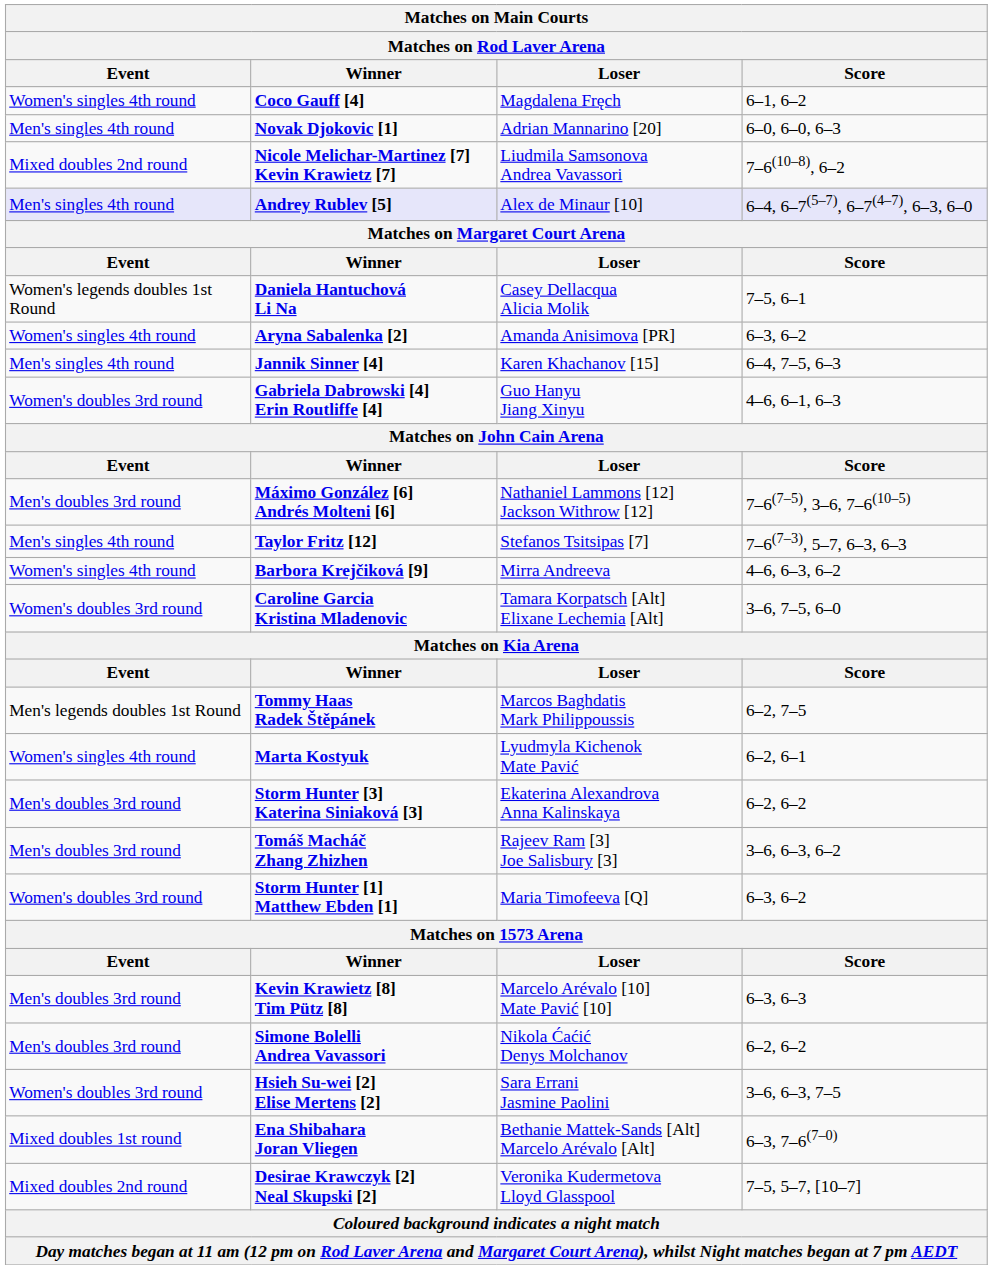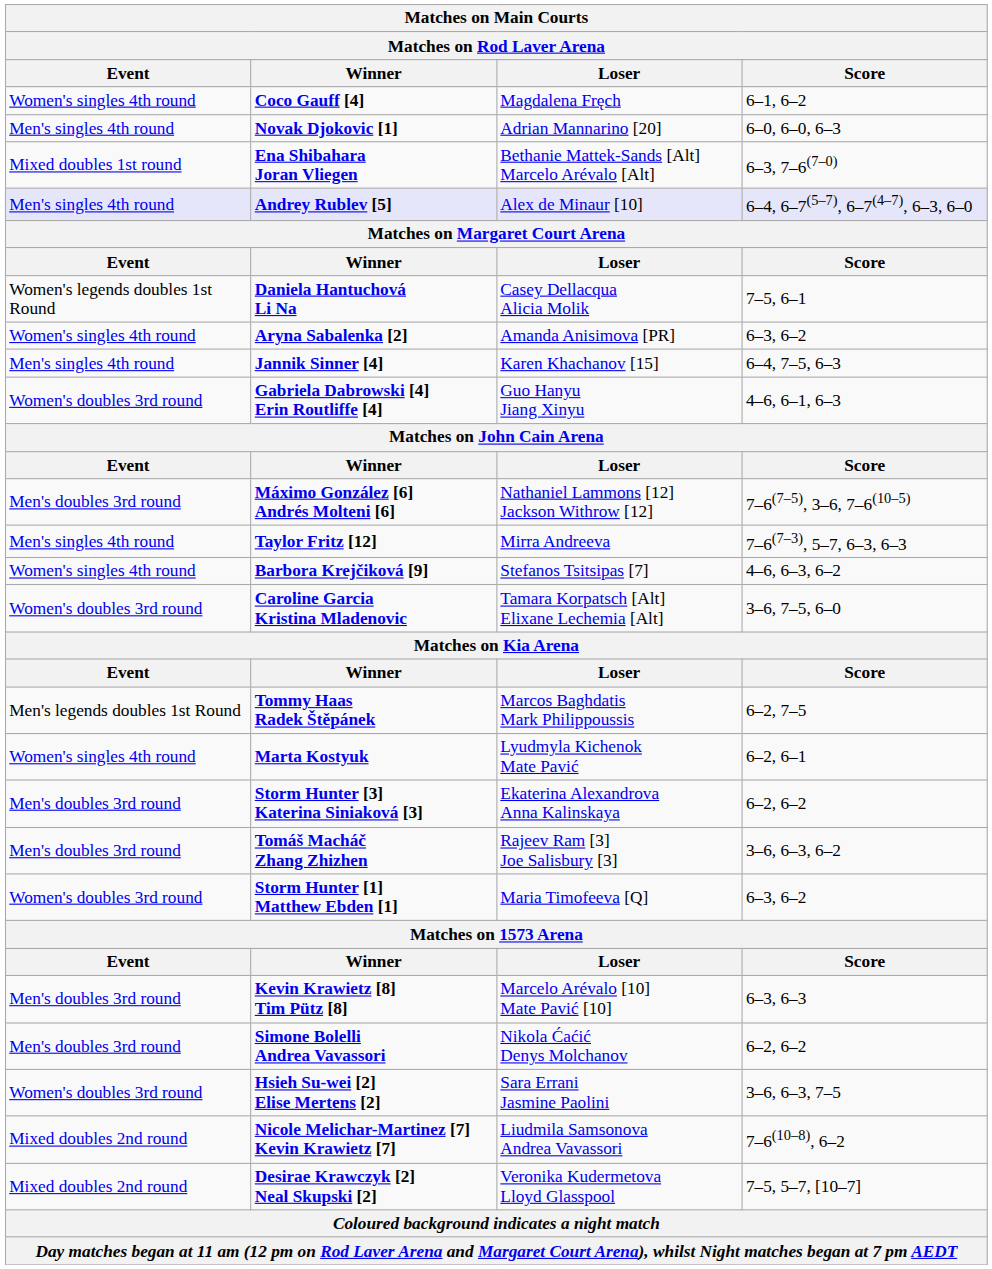rows swapped: (310, 1139) <-> (362, 164)
(574, 541) Stefanos Tsitsipas [7] -> (555, 541) Mirra Andreeva
(555, 571) Mirra Andreeva -> (574, 571) Stefanos Tsitsipas [7]
